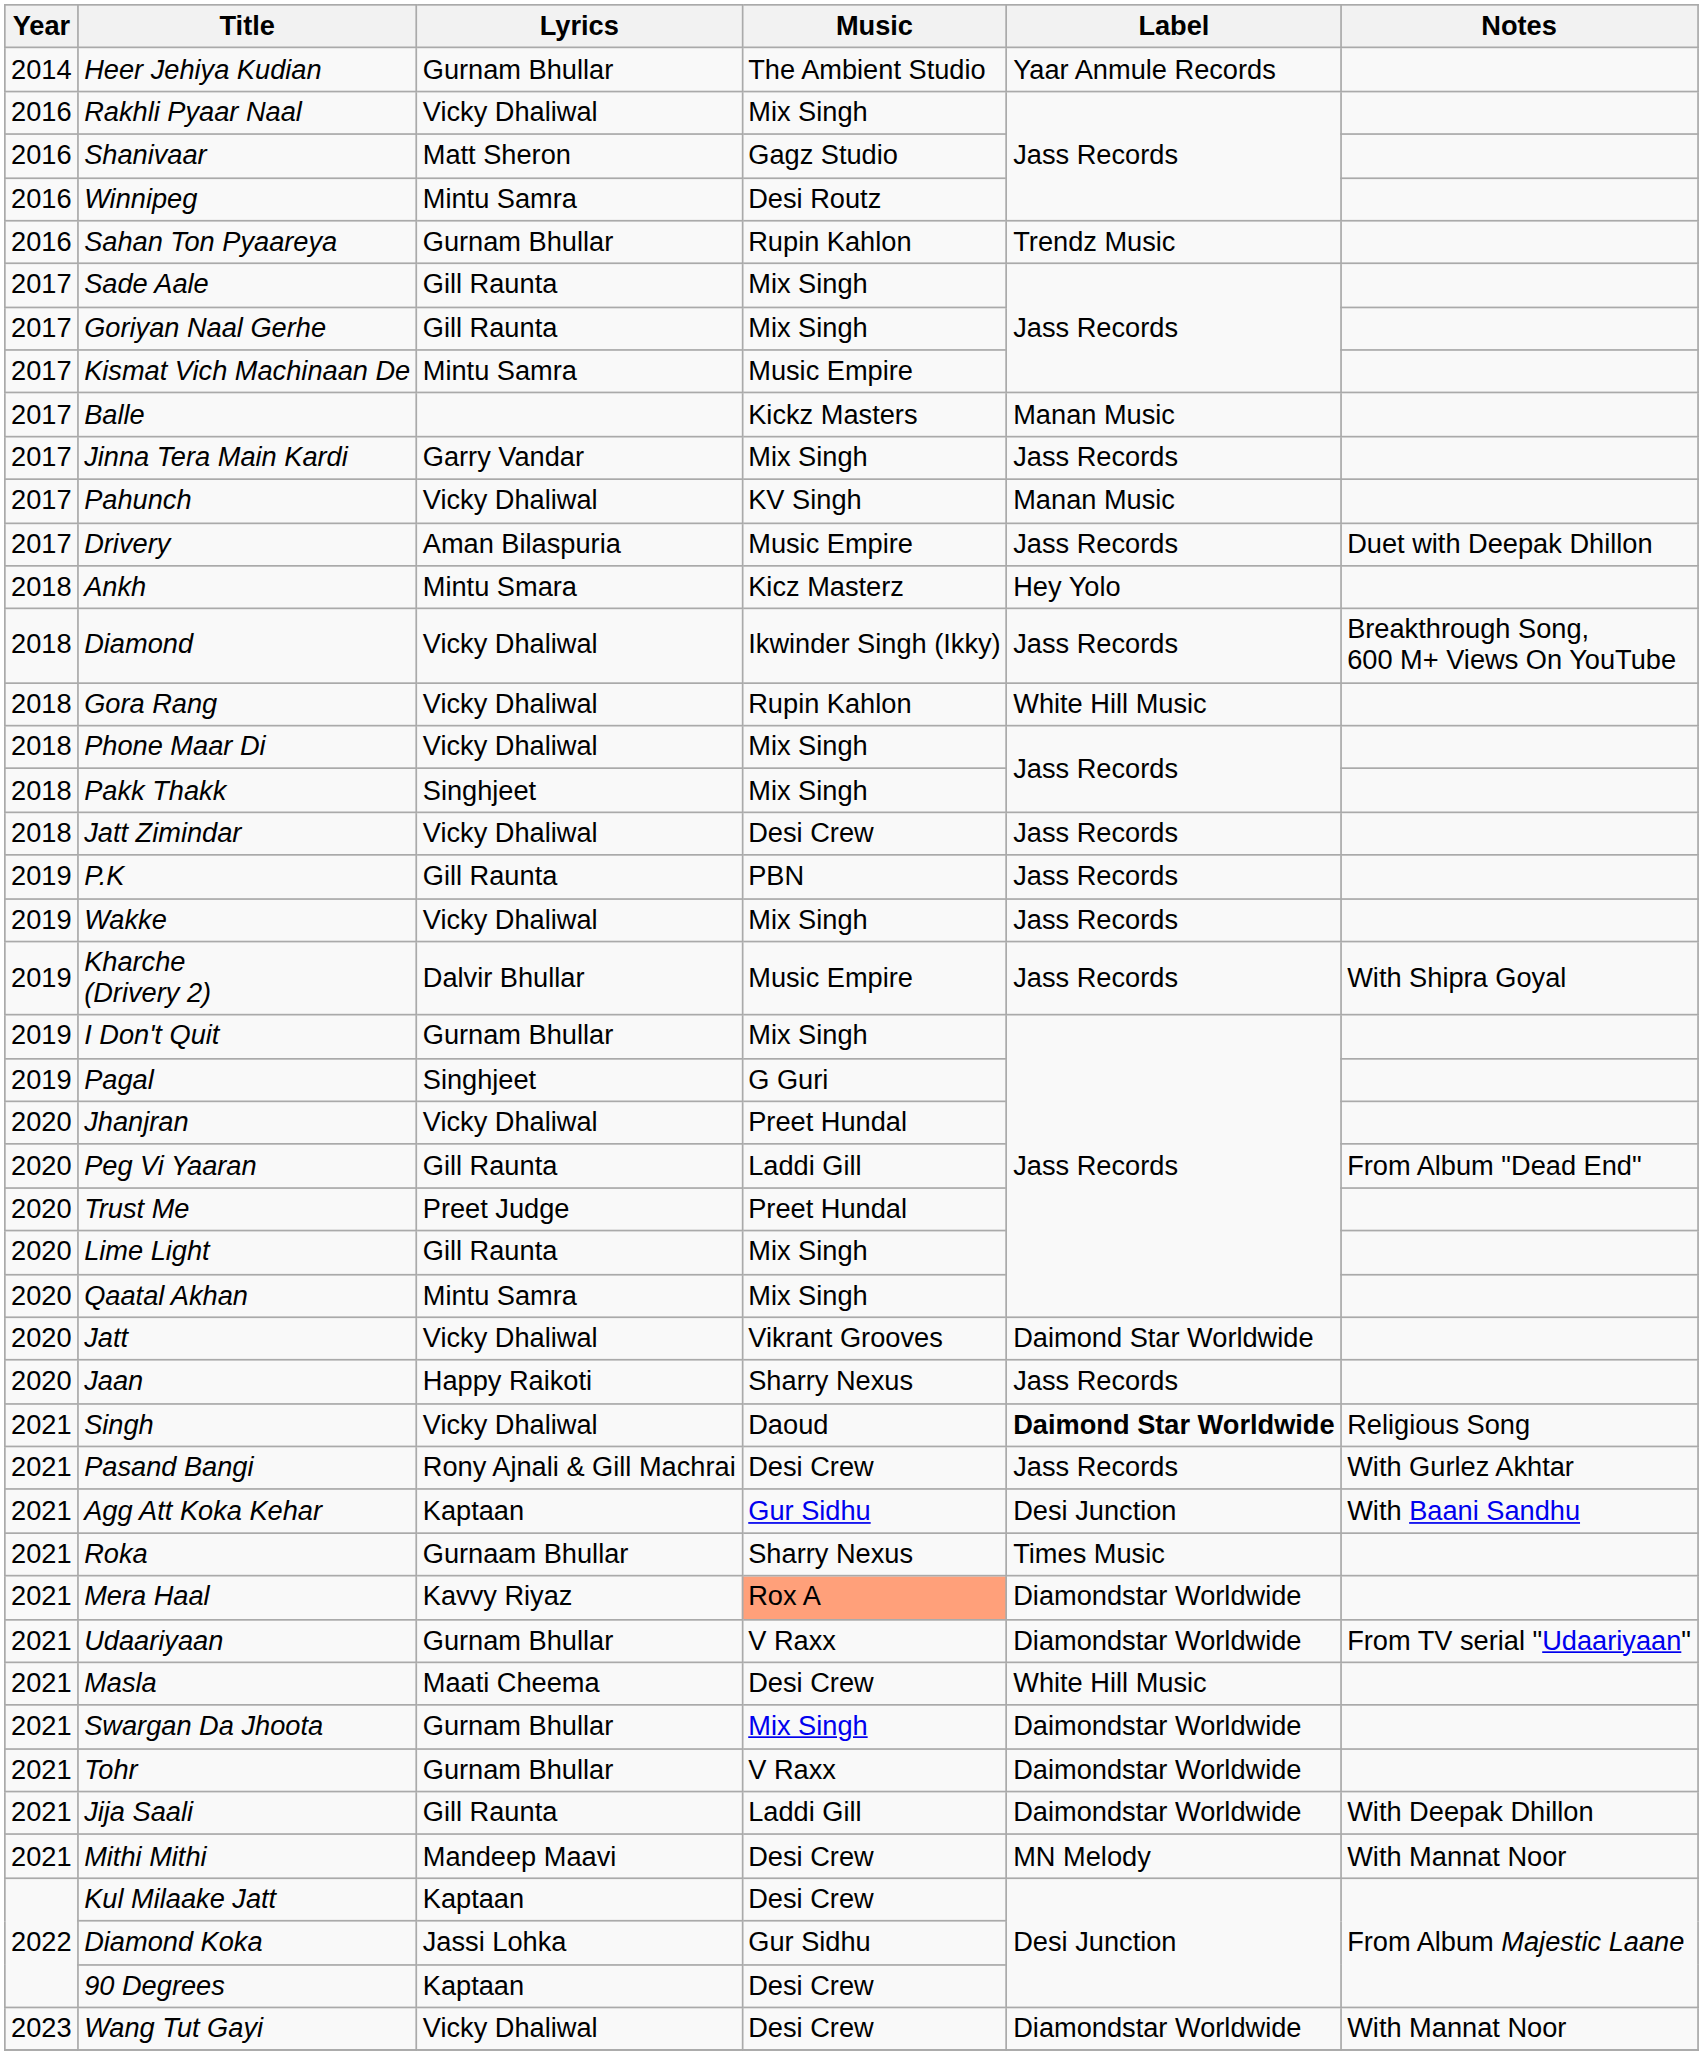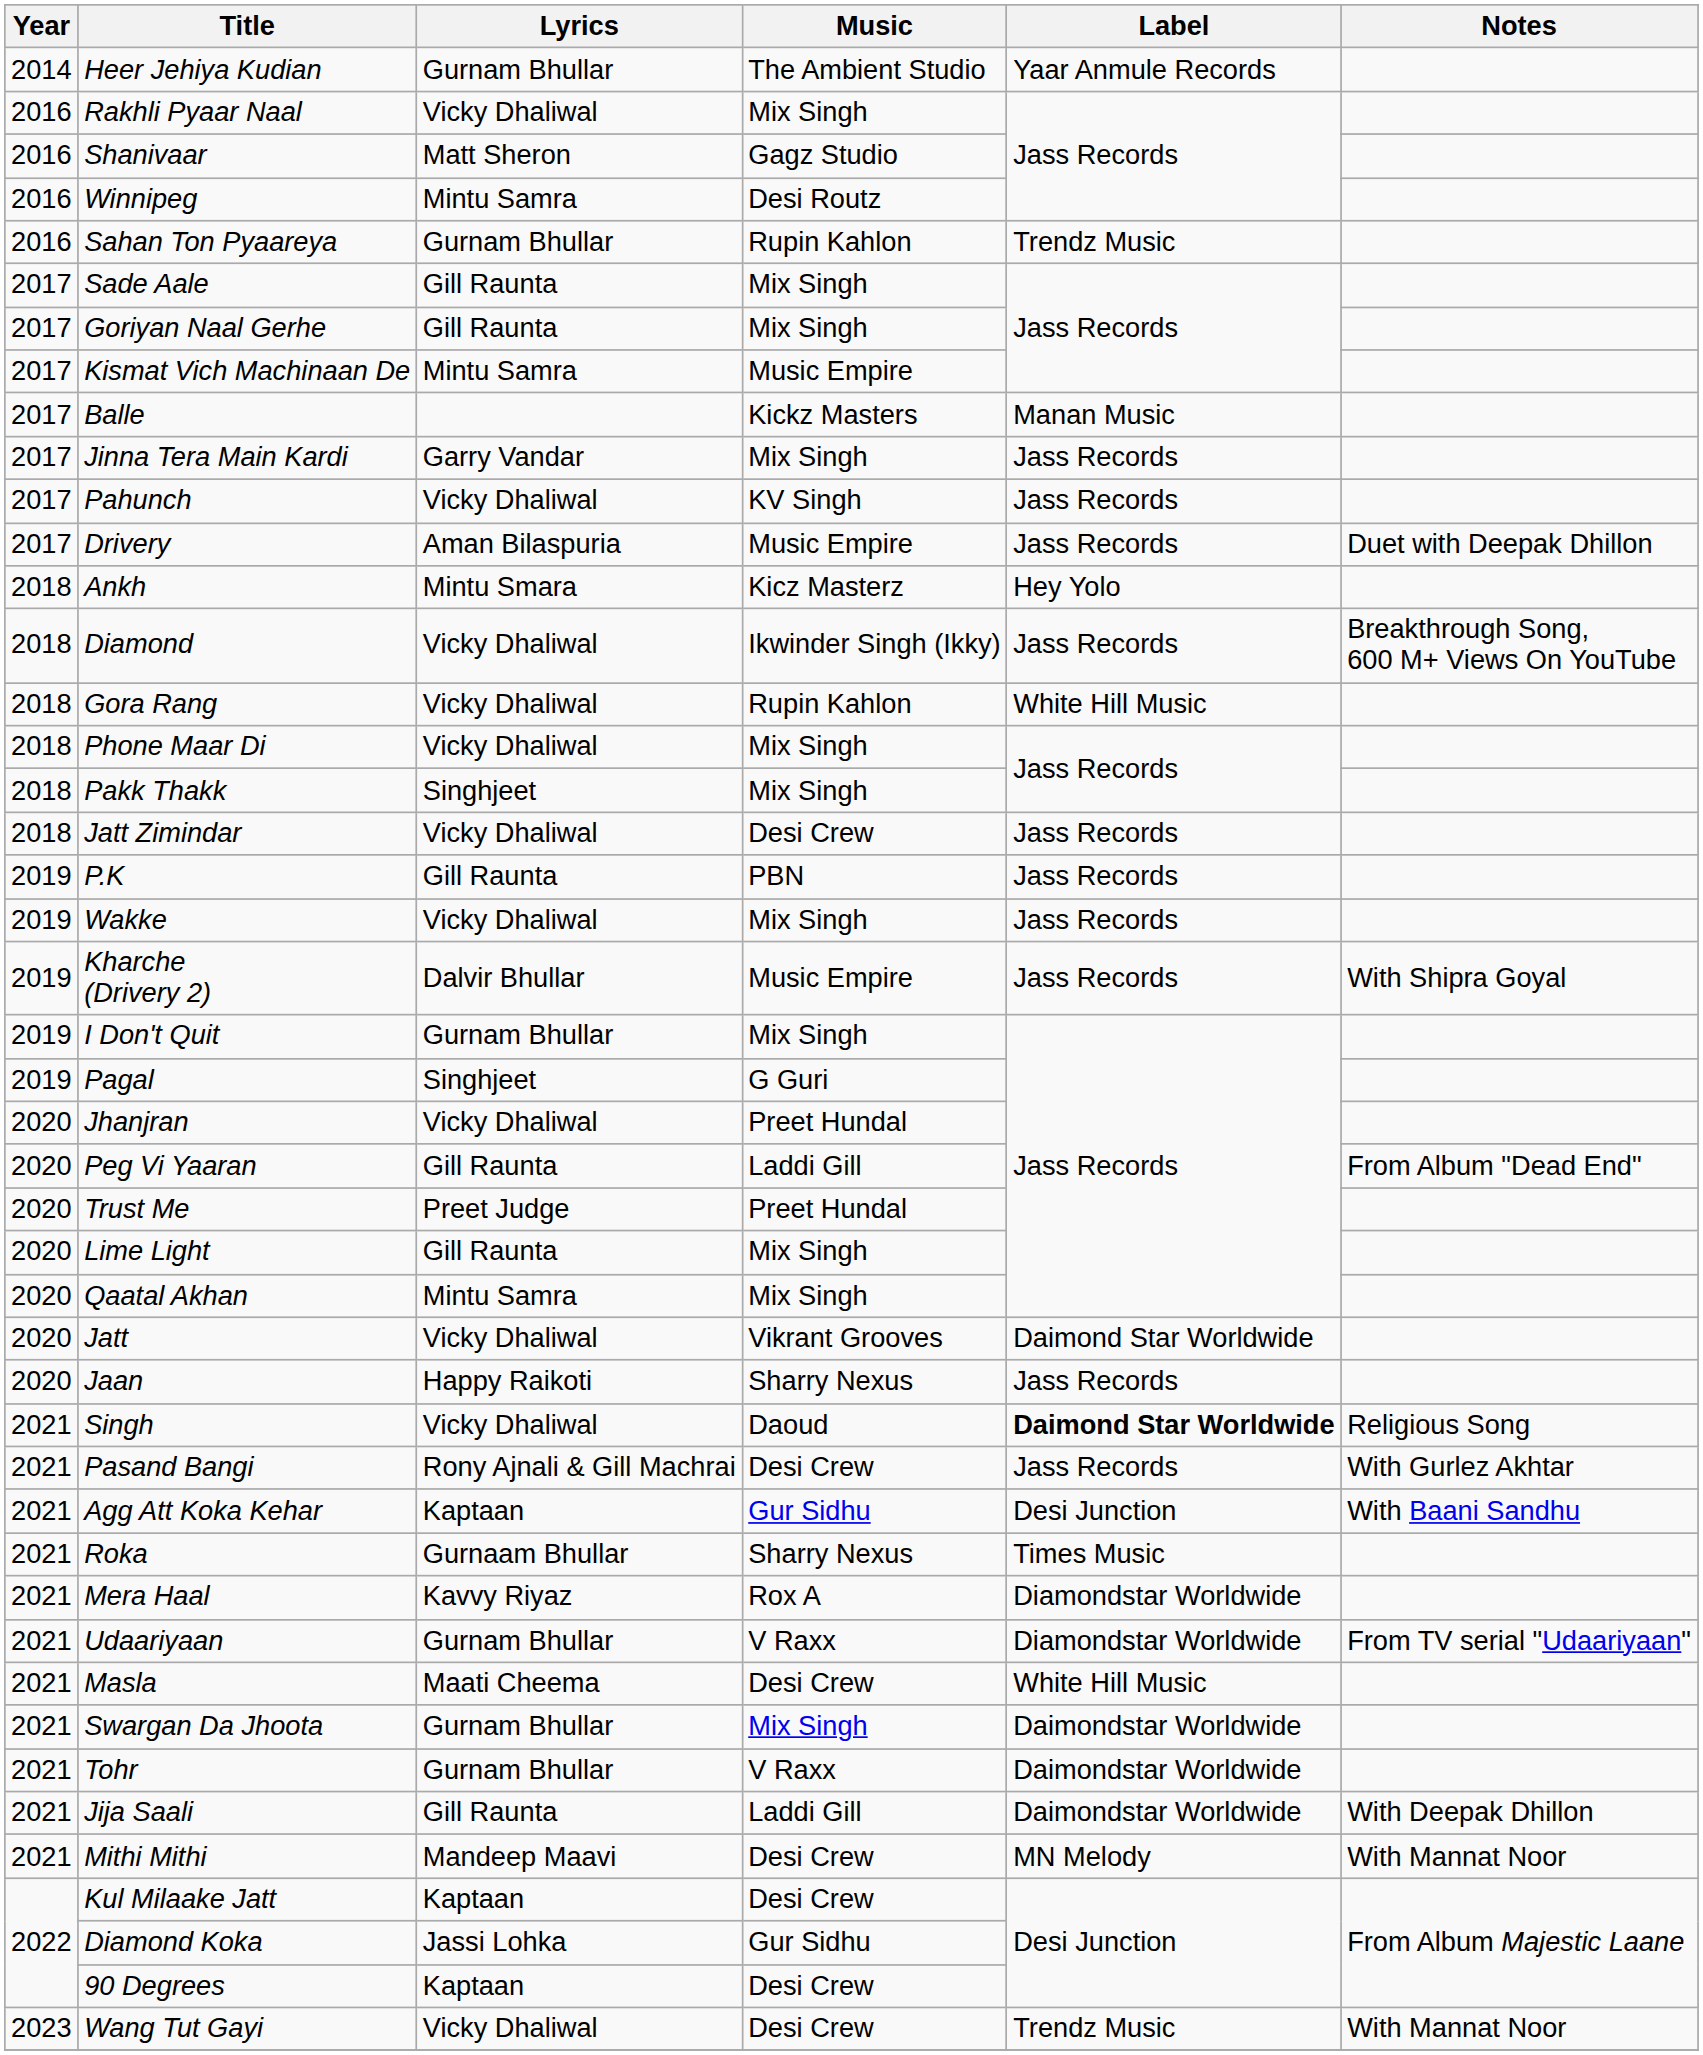(1094, 500) Manan Music -> (1096, 500) Jass Records
(785, 1597) lightsalmon background -> (785, 1597) no background
(1157, 2028) Diamondstar Worldwide -> (1094, 2028) Trendz Music
